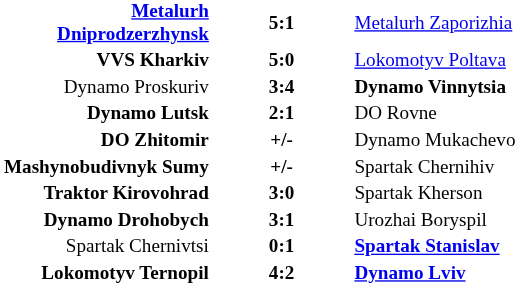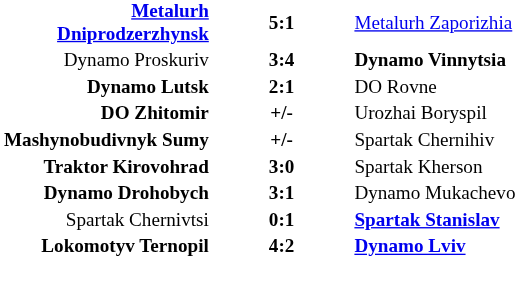- row: (153, 60)
(435, 139) Dynamo Mukachevo -> (421, 113) Urozhai Boryspil
(421, 219) Urozhai Boryspil -> (435, 192) Dynamo Mukachevo
